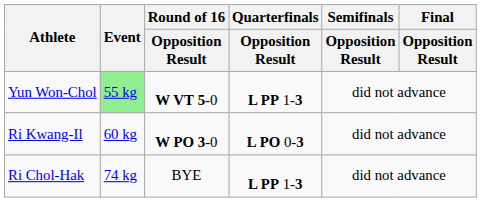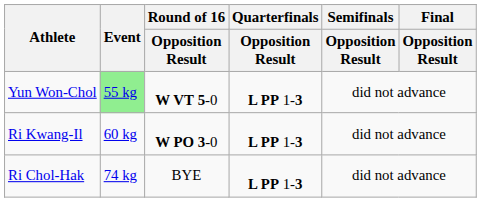(275, 143) L PO 0-3 -> (275, 143) L PP 1-3
